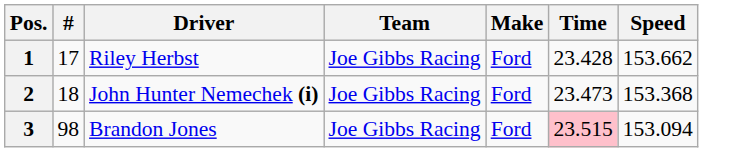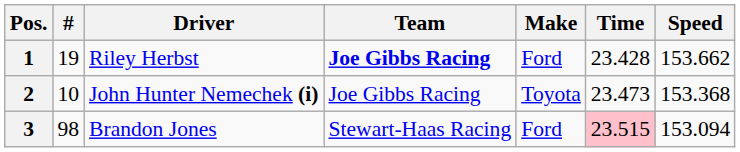(68, 58) 17 -> (68, 58) 19
(405, 58) normal -> (409, 58) bold
(68, 93) 18 -> (68, 93) 10
(511, 93) Ford -> (551, 93) Toyota
(405, 129) Joe Gibbs Racing -> (420, 129) Stewart-Haas Racing
